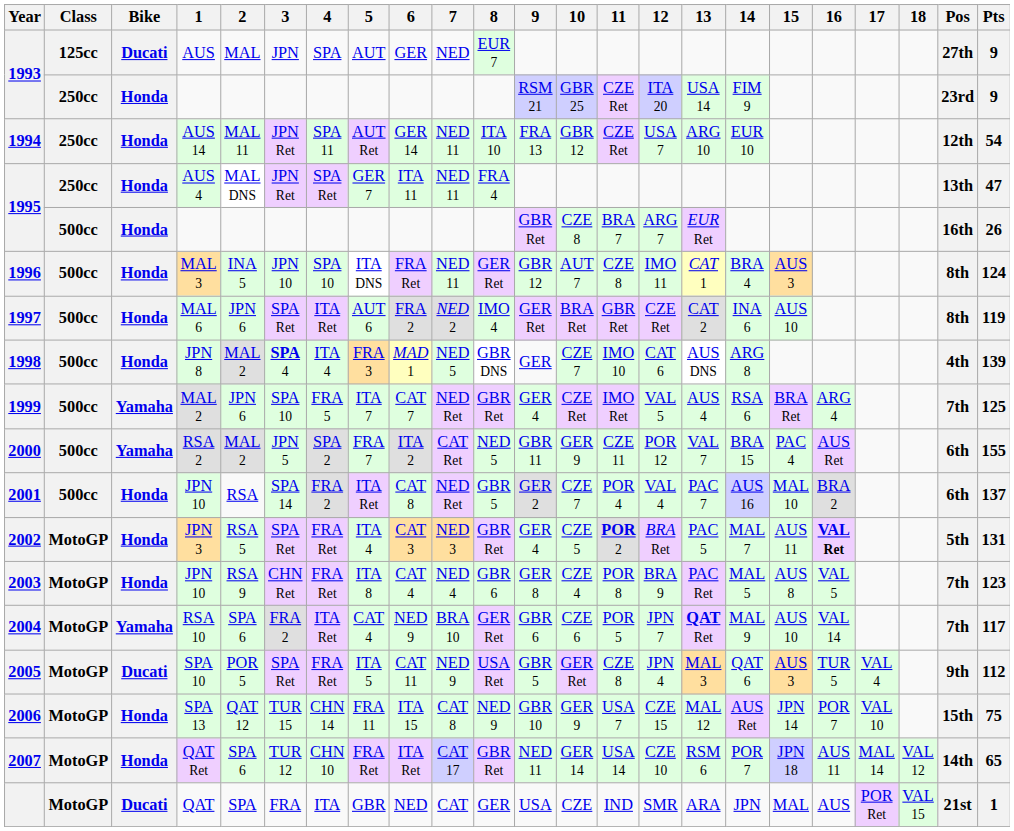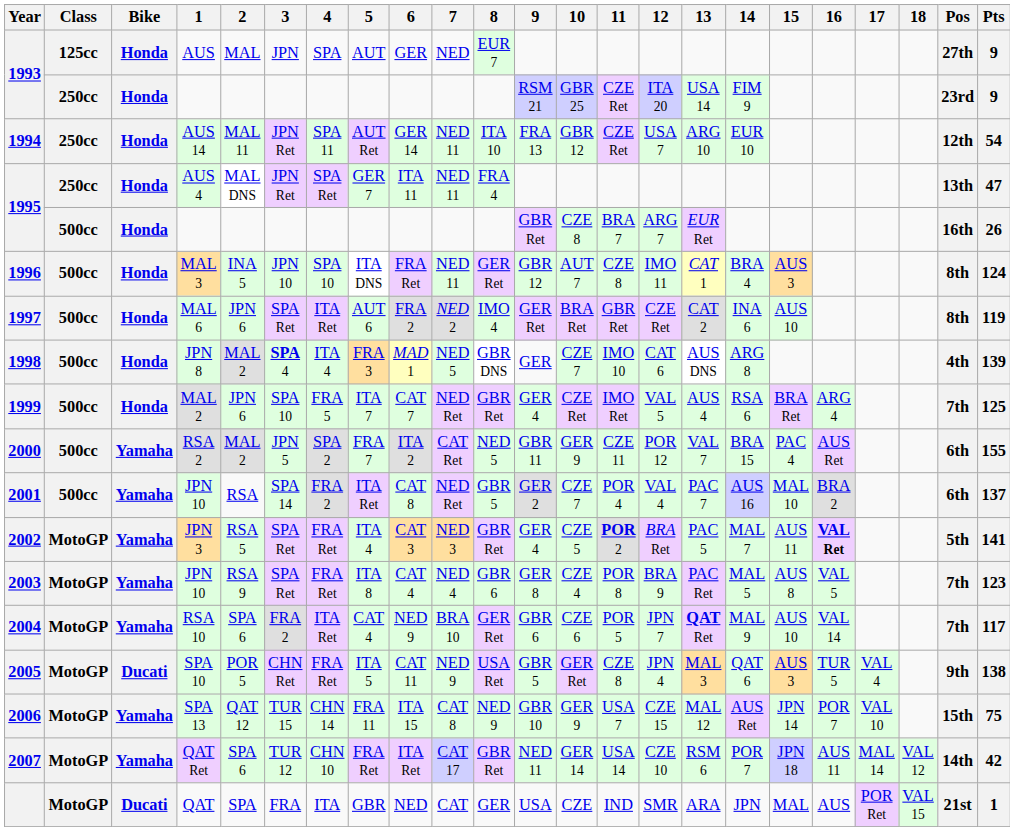(144, 52) Ducati -> (144, 52) Honda
(144, 406) Yamaha -> (144, 406) Honda
(144, 494) Honda -> (144, 494) Yamaha
(144, 539) Honda -> (144, 539) Yamaha
(994, 539) 131 -> (994, 539) 141
(144, 583) Honda -> (144, 583) Yamaha
(285, 583) CHN Ret -> (285, 583) SPA Ret
(285, 671) SPA Ret -> (285, 671) CHN Ret
(994, 671) 112 -> (994, 671) 138
(144, 716) Honda -> (144, 716) Yamaha
(144, 760) Honda -> (144, 760) Yamaha
(994, 760) 65 -> (994, 760) 42
